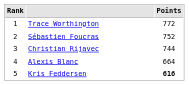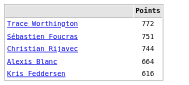- column: (15, 11)
(169, 37) 752 -> (148, 37) 751
(169, 74) bold -> (148, 74) normal
